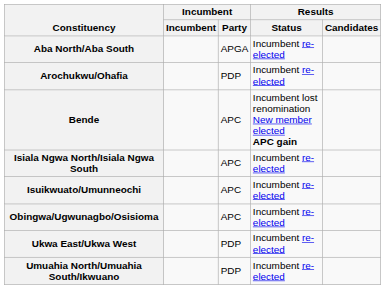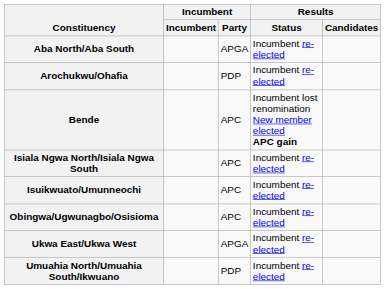(231, 244) PDP -> (235, 244) APGA
